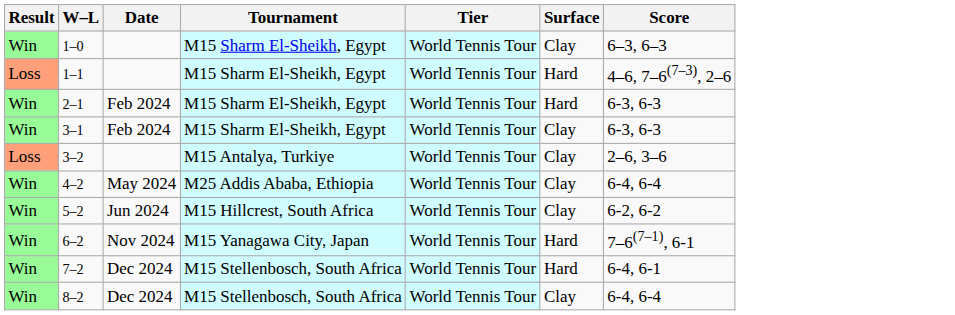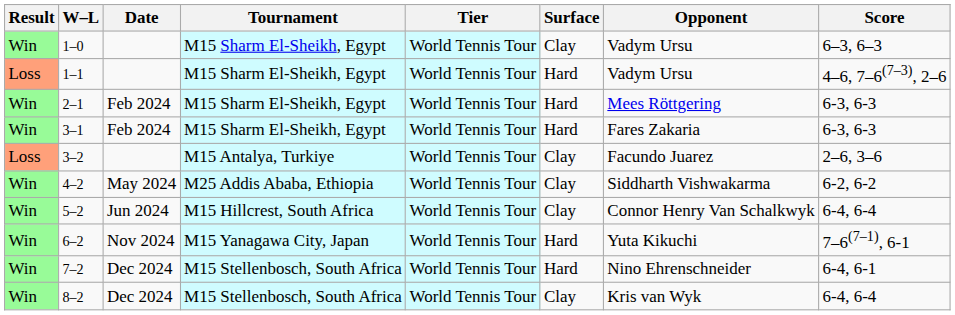+ column: (711, 17)
(560, 130) Clay -> (561, 130) Hard
(634, 183) 6-4, 6-4 -> (849, 183) 6-2, 6-2
(634, 210) 6-2, 6-2 -> (849, 210) 6-4, 6-4
